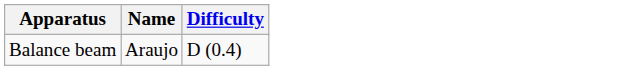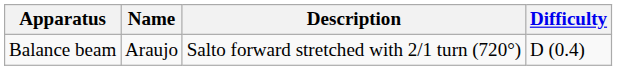+ column: (354, 19)
